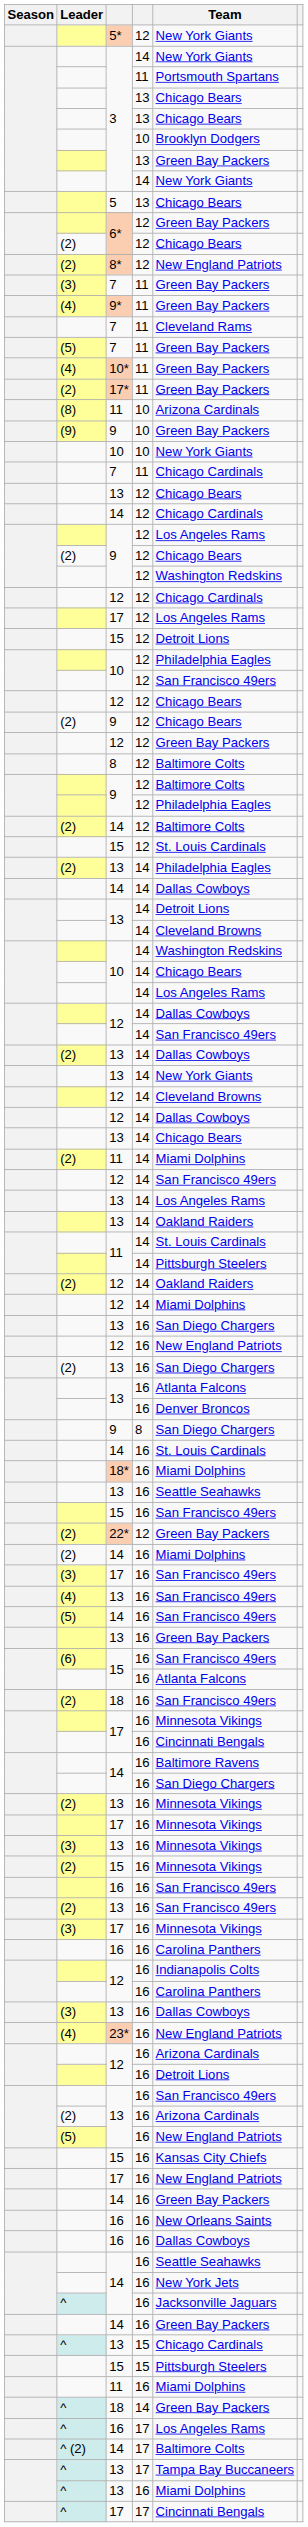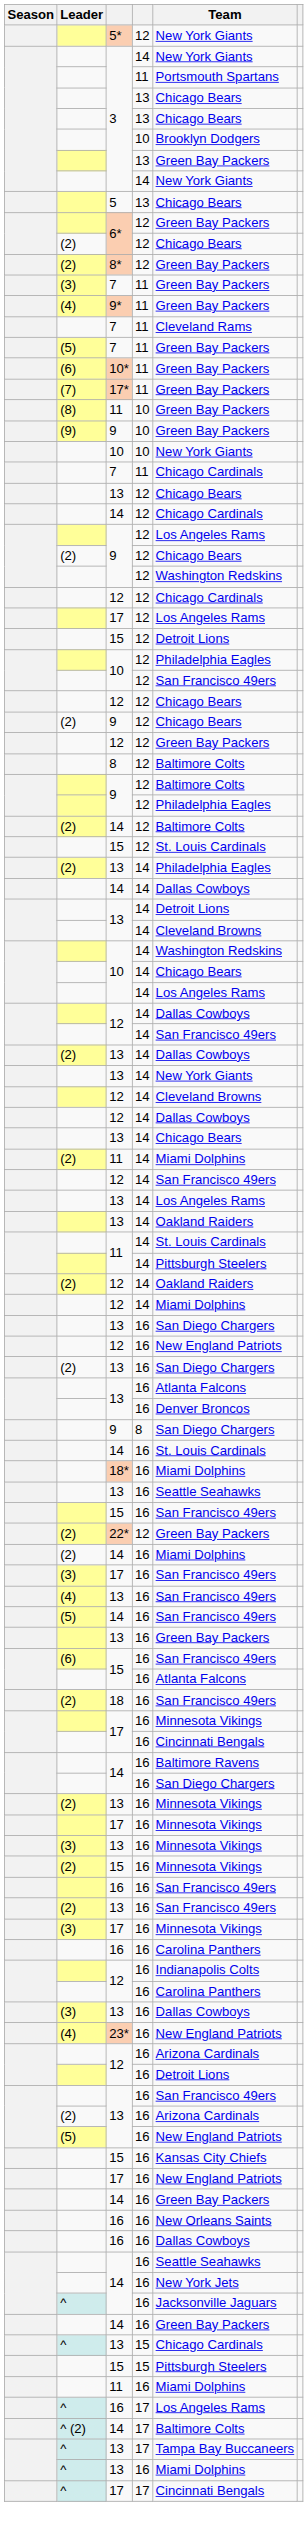(219, 264) New England Patriots -> (213, 264) Green Bay Packers
(68, 368) (4) -> (68, 368) (6)
(68, 389) (2) -> (68, 389) (7)
(207, 410) Arizona Cardinals -> (213, 410) Green Bay Packers
- row: (117, 2407)
